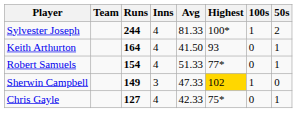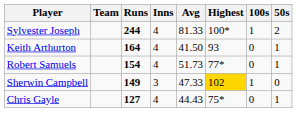(191, 64) 51.33 -> (191, 64) 51.73
(191, 99) 42.33 -> (191, 99) 44.43
